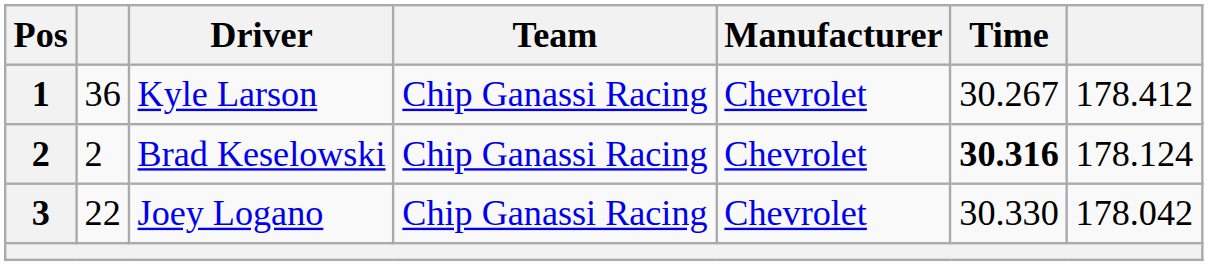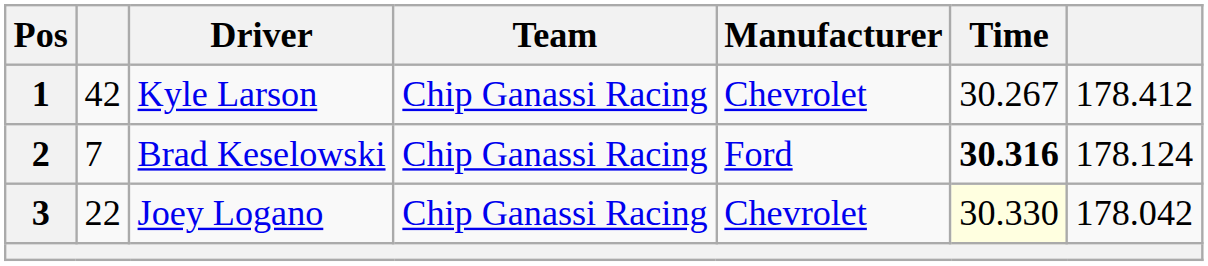(103, 94) 36 -> (103, 94) 42
(94, 153) 2 -> (94, 153) 7
(796, 153) Chevrolet -> (759, 153) Ford
(1009, 213) no background -> (1009, 213) lightyellow background
